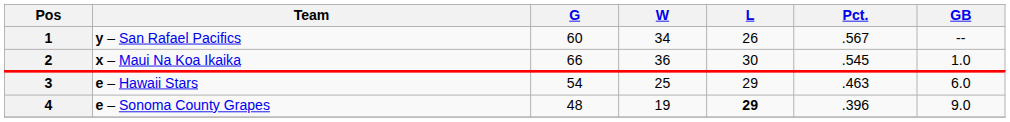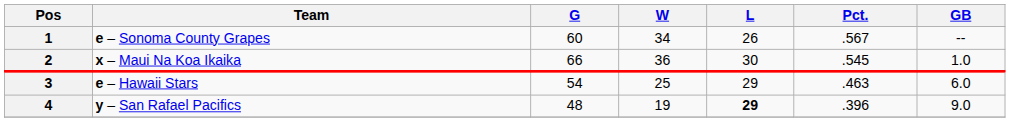(168, 37) y – San Rafael Pacifics -> (183, 37) e – Sonoma County Grapes
(183, 105) e – Sonoma County Grapes -> (168, 105) y – San Rafael Pacifics
